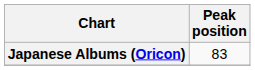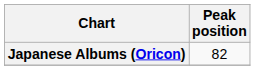(219, 53) 83 -> (219, 53) 82
